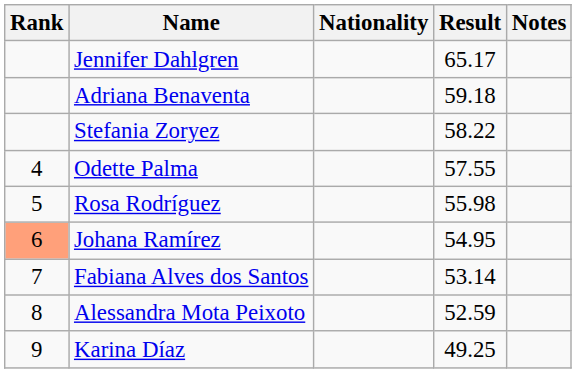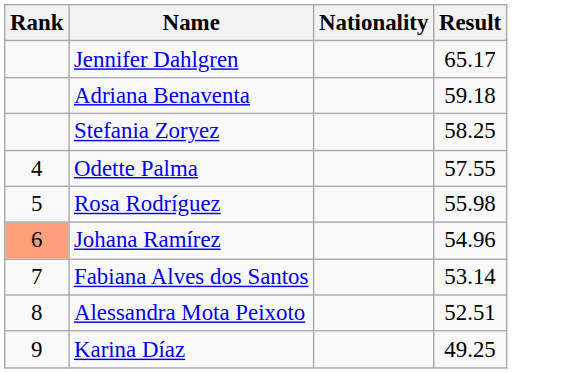- column: (539, 22)
(470, 131) 58.22 -> (470, 131) 58.25
(470, 240) 54.95 -> (470, 240) 54.96
(470, 312) 52.59 -> (470, 312) 52.51
